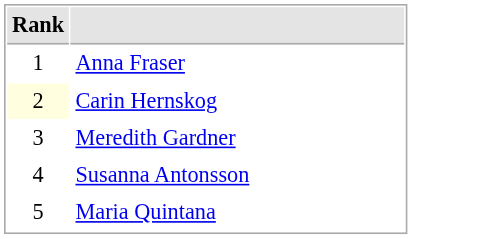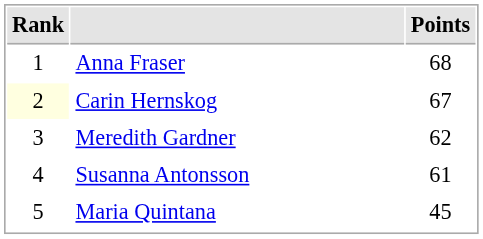+ column: (441, 24)
